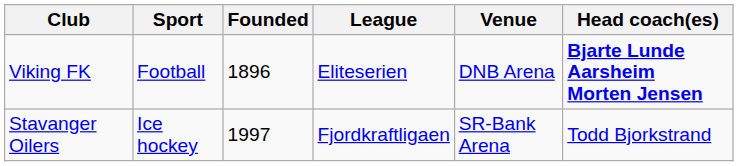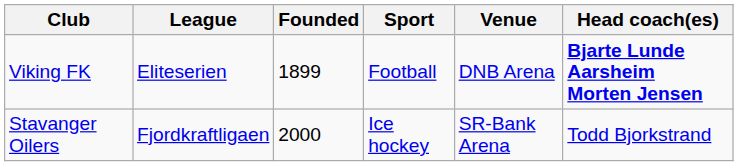columns swapped: (178, 19) <-> (384, 19)
(249, 71) 1896 -> (300, 71) 1899
(249, 134) 1997 -> (300, 134) 2000
